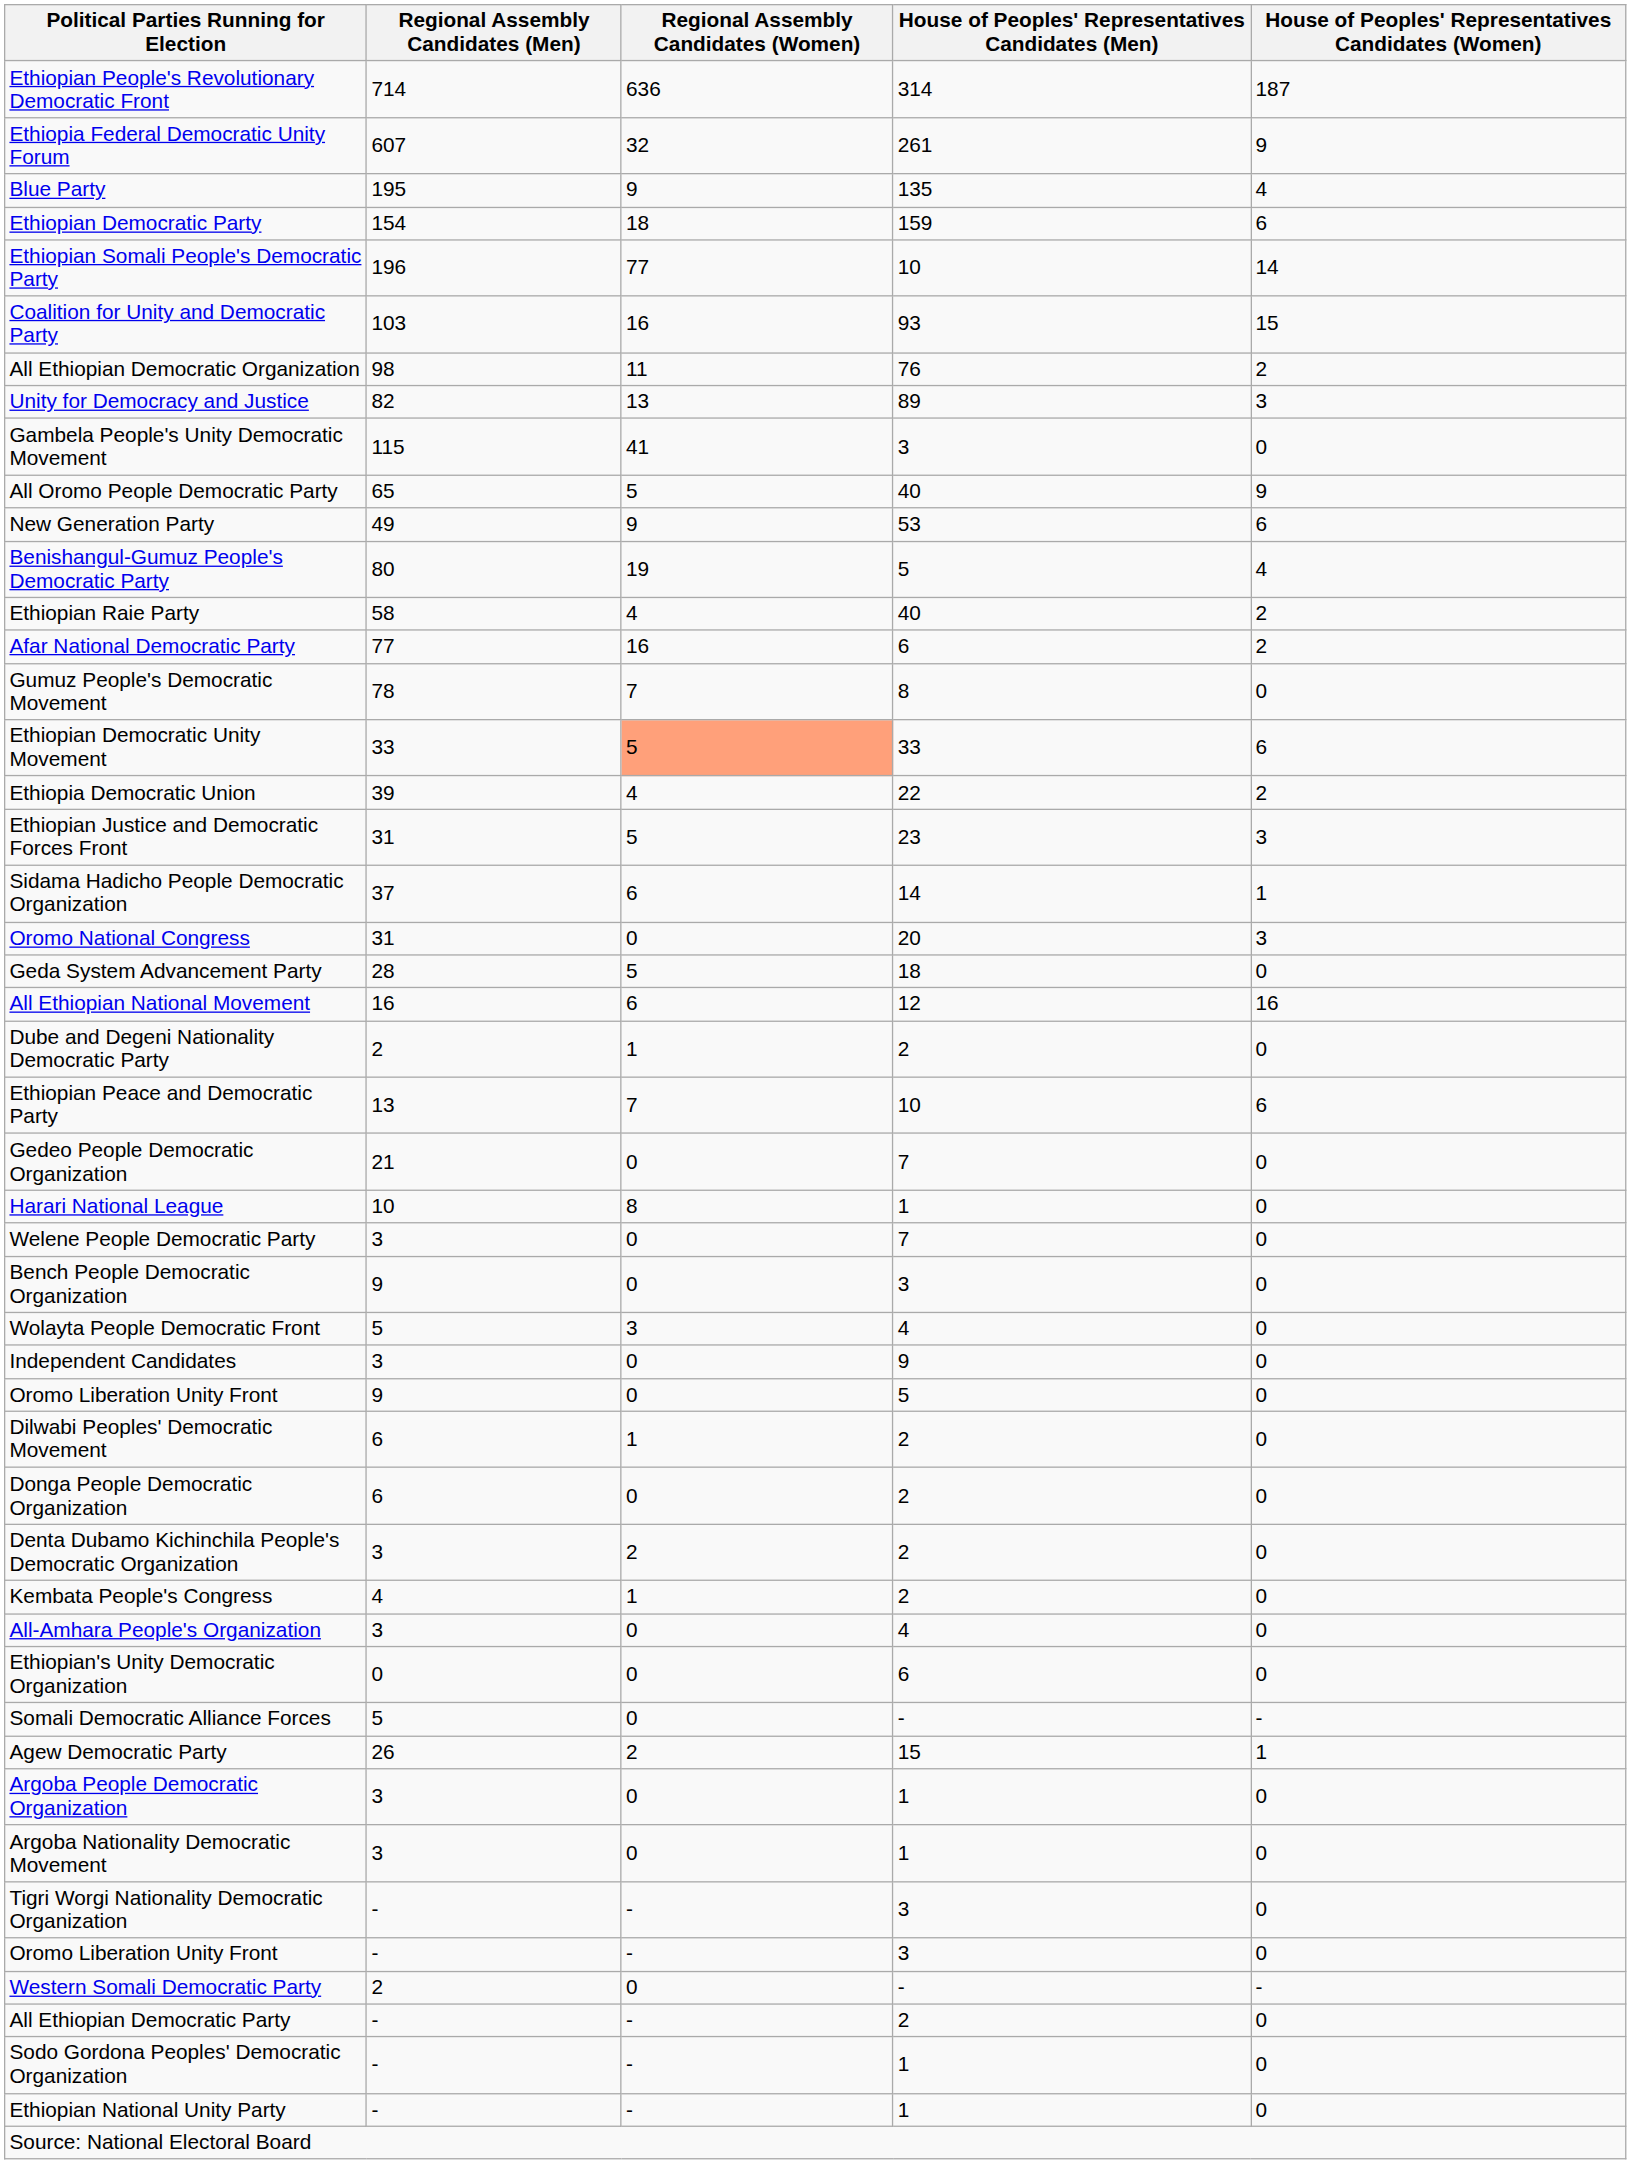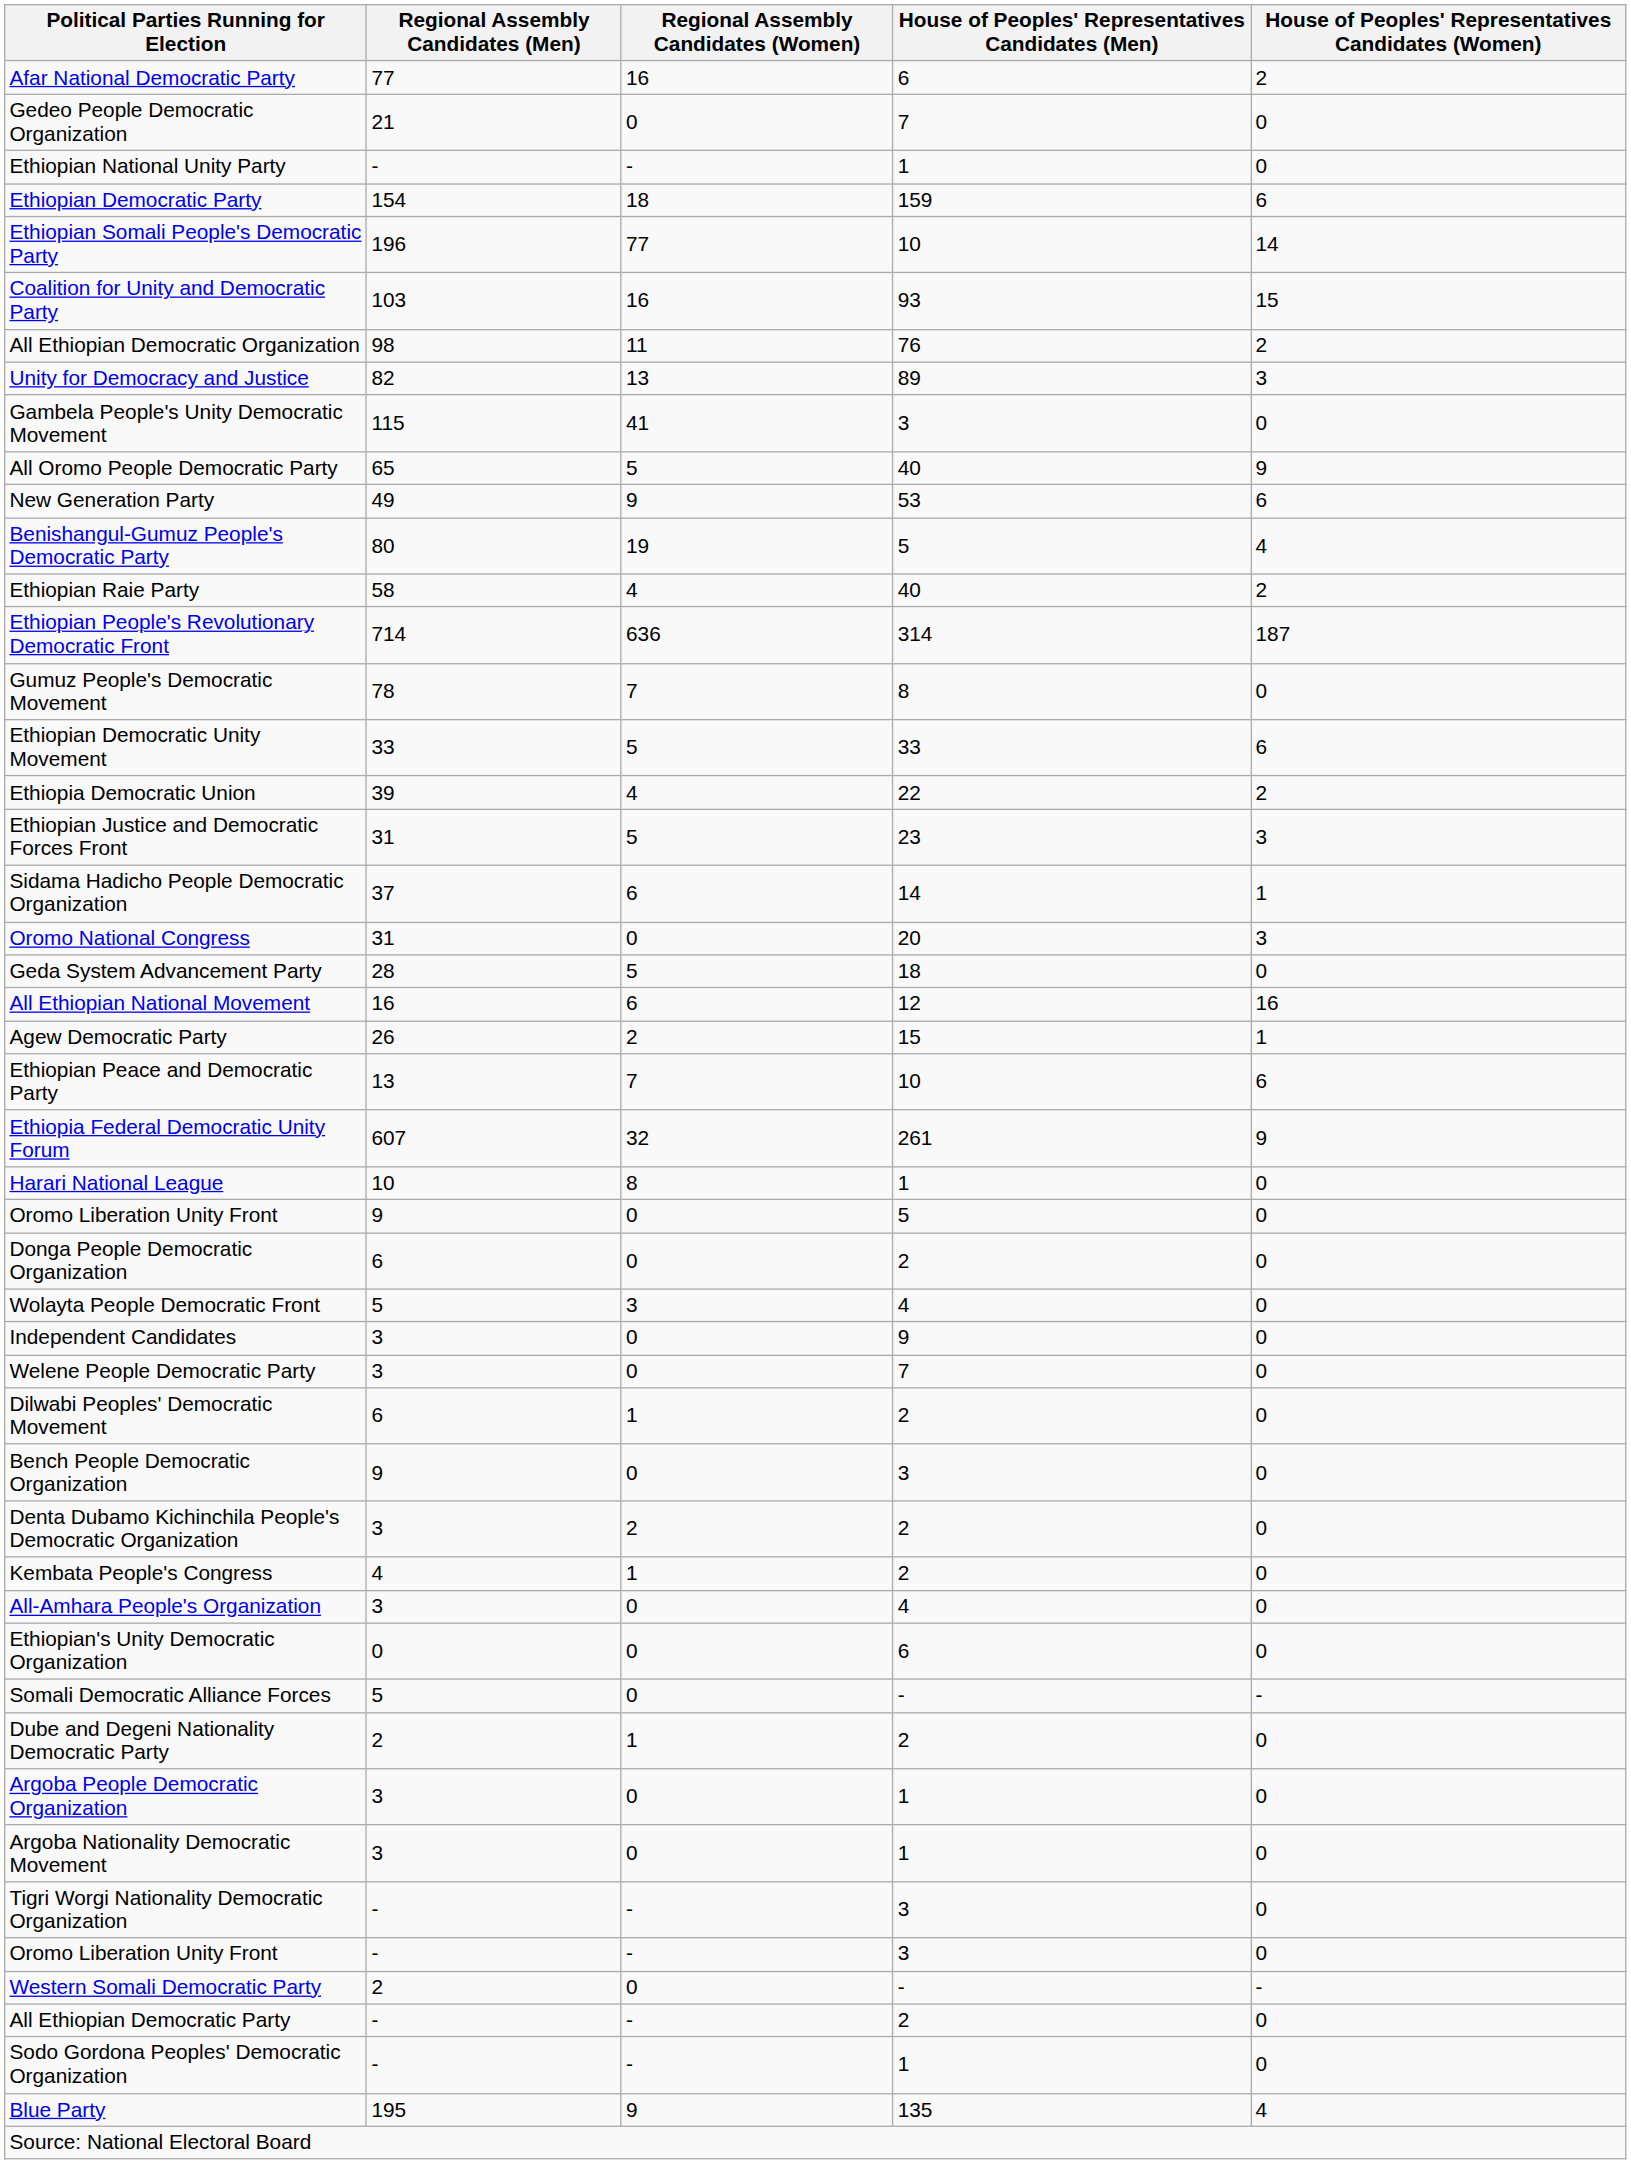rows swapped: (162, 89) <-> (152, 646)
rows swapped: (167, 145) <-> (131, 1161)
rows swapped: (57, 190) <-> (148, 2109)
(632, 747) lightsalmon background -> (632, 747) no background
rows swapped: (118, 1752) <-> (142, 1048)
rows swapped: (144, 1394) <-> (162, 1239)
rows swapped: (130, 1283) <-> (131, 1495)
